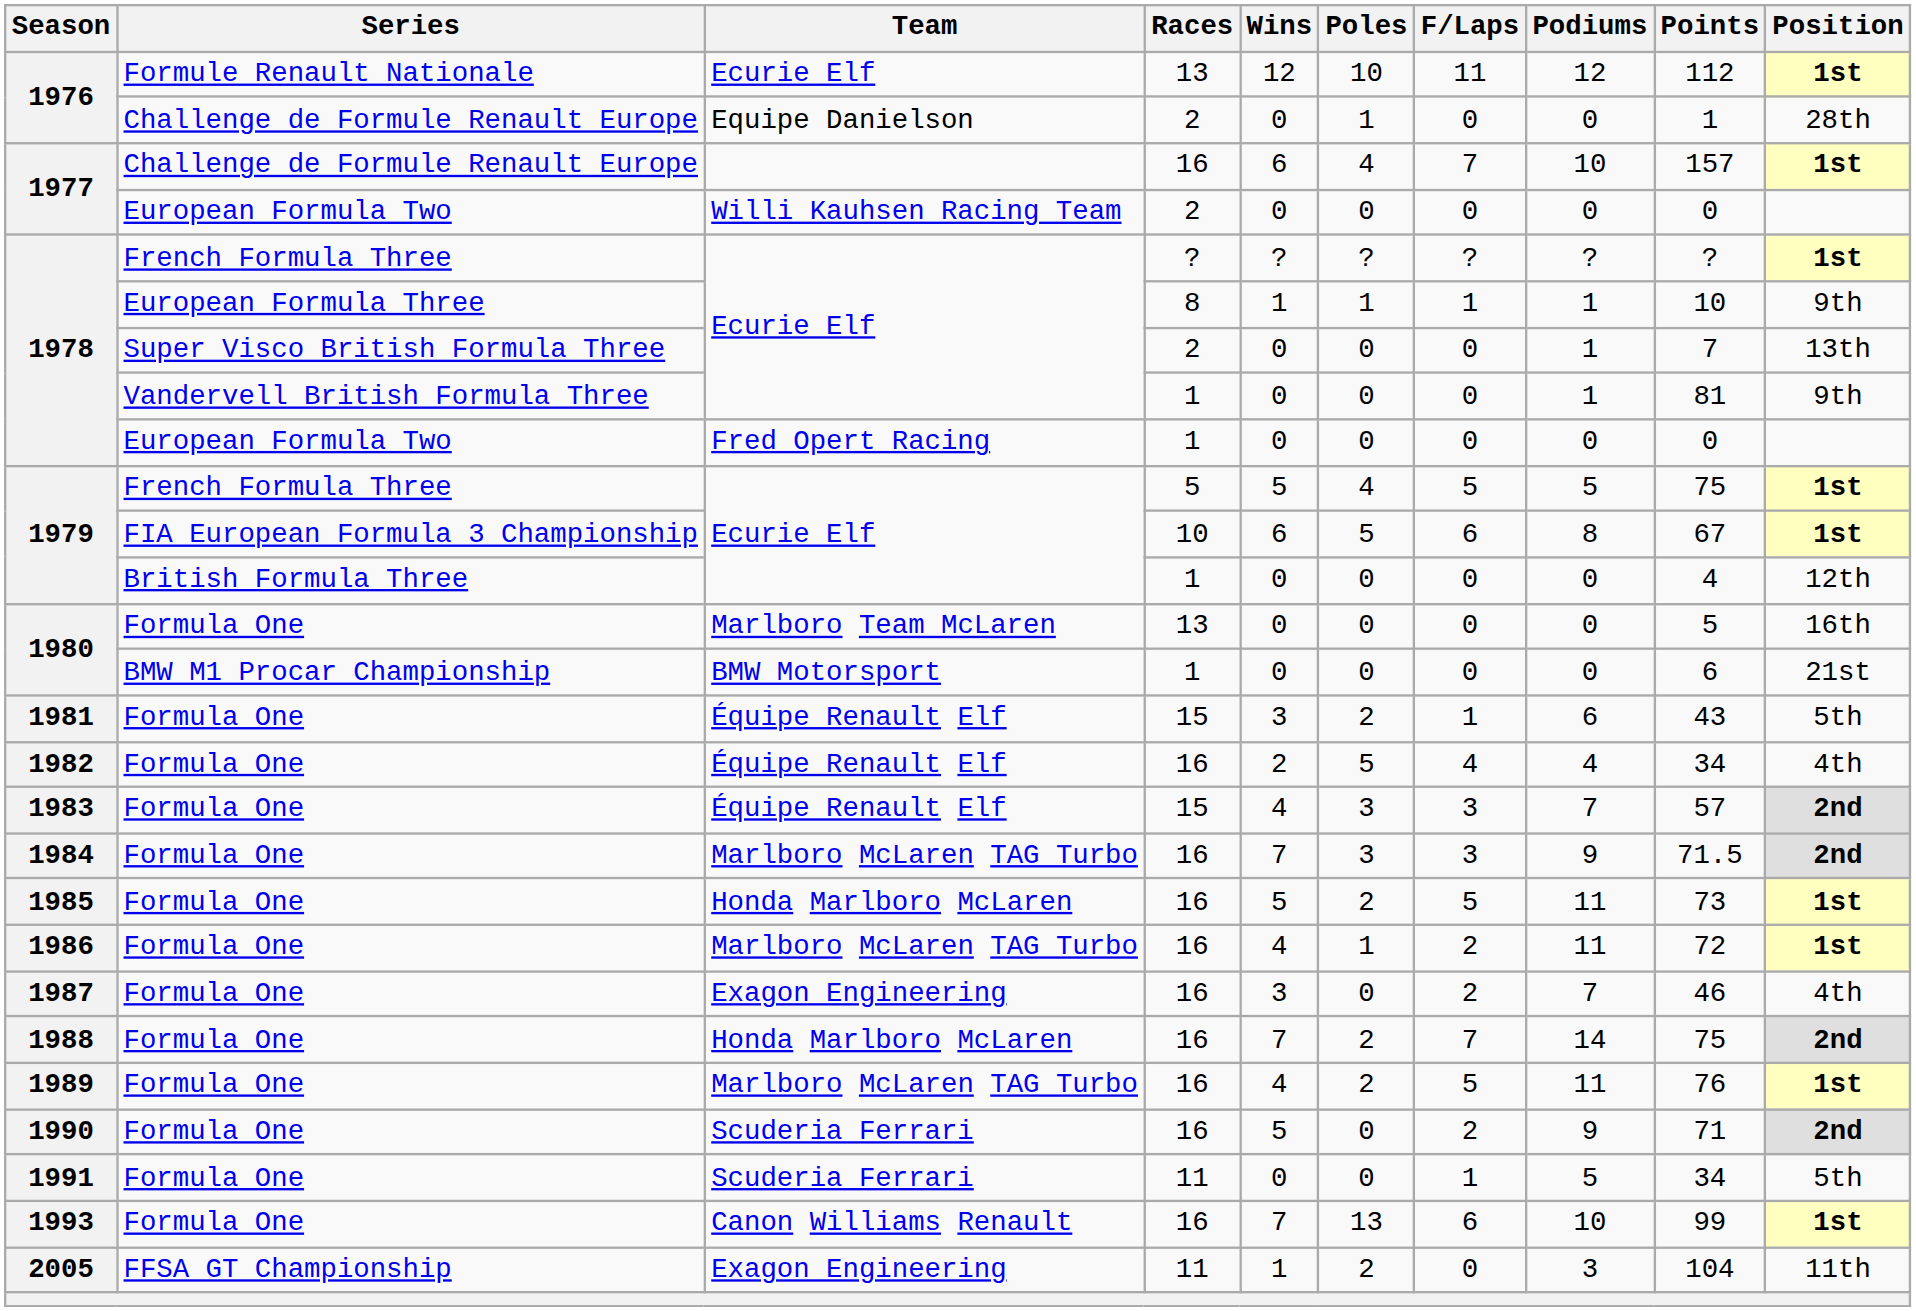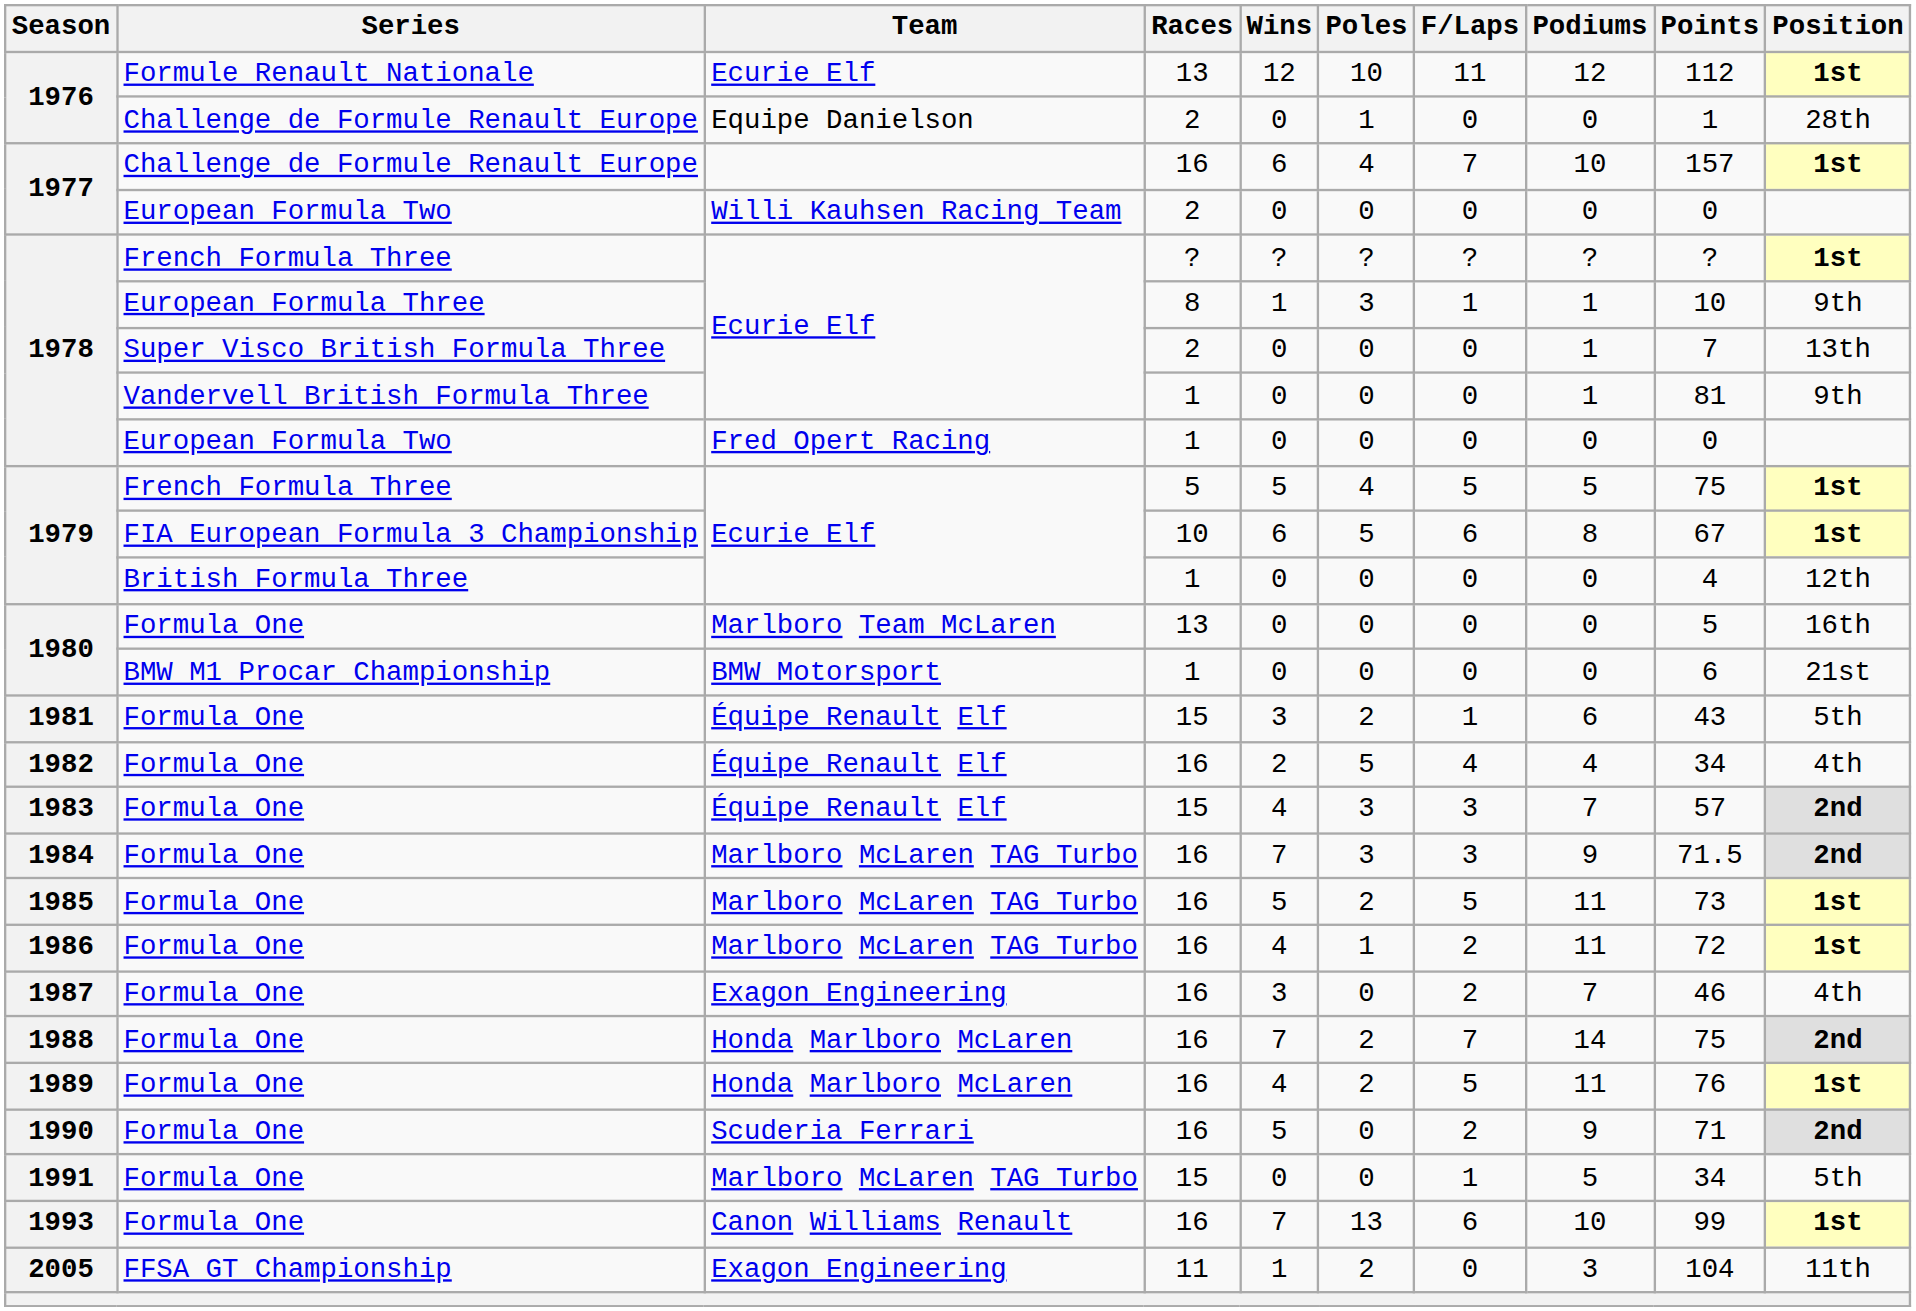(1366, 304) 1 -> (1366, 304) 3
(892, 902) Honda Marlboro McLaren -> (925, 902) Marlboro McLaren TAG Turbo
(925, 1086) Marlboro McLaren TAG Turbo -> (892, 1086) Honda Marlboro McLaren
(842, 1178) Scuderia Ferrari -> (925, 1178) Marlboro McLaren TAG Turbo
(1192, 1178) 11 -> (1192, 1178) 15
